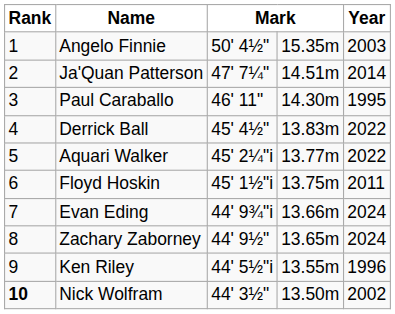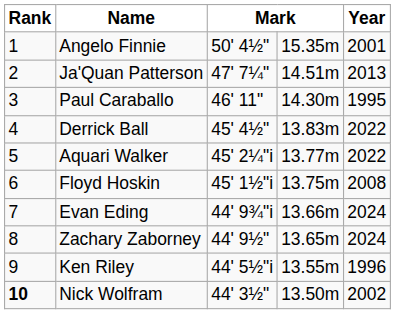(367, 45) 2003 -> (367, 45) 2001
(367, 73) 2014 -> (367, 73) 2013
(366, 184) 2011 -> (367, 184) 2008
